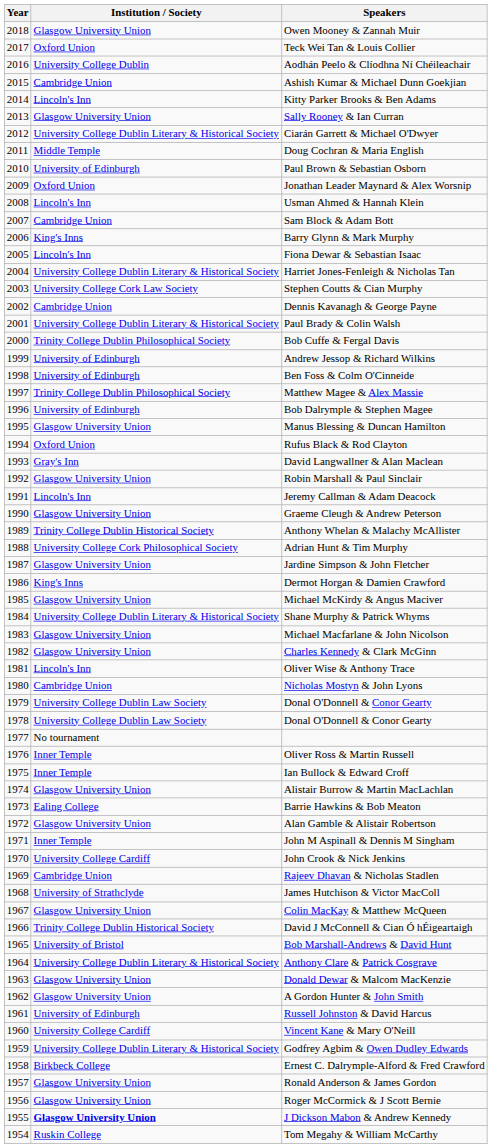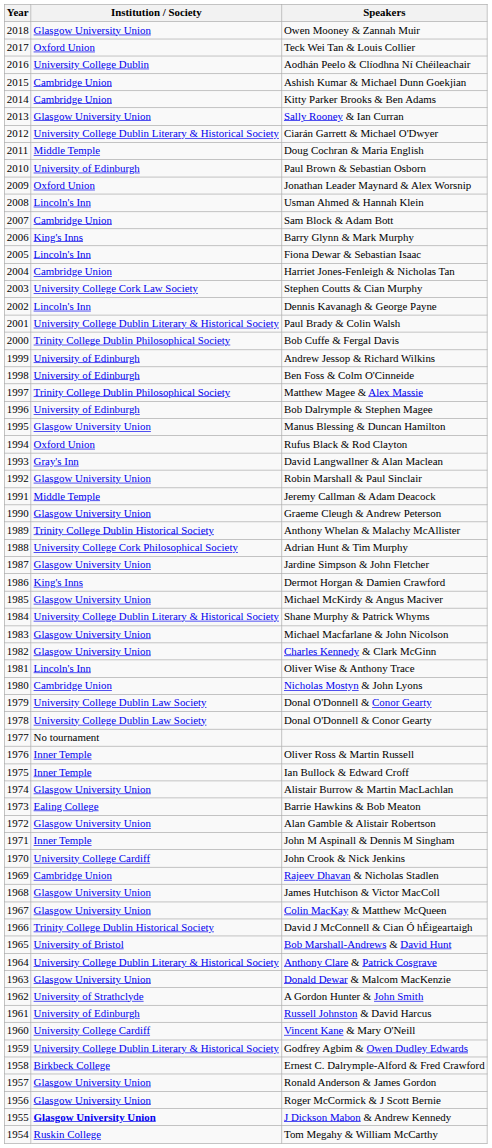(62, 99) Lincoln's Inn -> (73, 99) Cambridge Union
(156, 271) University College Dublin Literary & Historical Society -> (73, 271) Cambridge Union
(73, 306) Cambridge Union -> (62, 306) Lincoln's Inn
(62, 496) Lincoln's Inn -> (67, 496) Middle Temple
(89, 893) University of Strathclyde -> (92, 893) Glasgow University Union
(92, 996) Glasgow University Union -> (89, 996) University of Strathclyde
